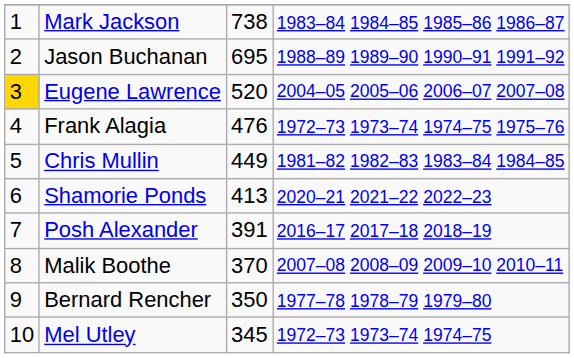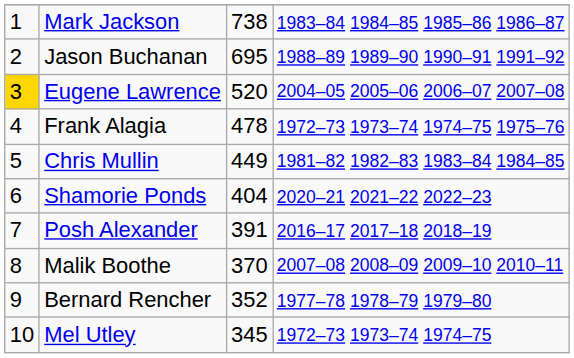(249, 126) 476 -> (249, 126) 478
(249, 195) 413 -> (249, 195) 404
(249, 299) 350 -> (249, 299) 352
